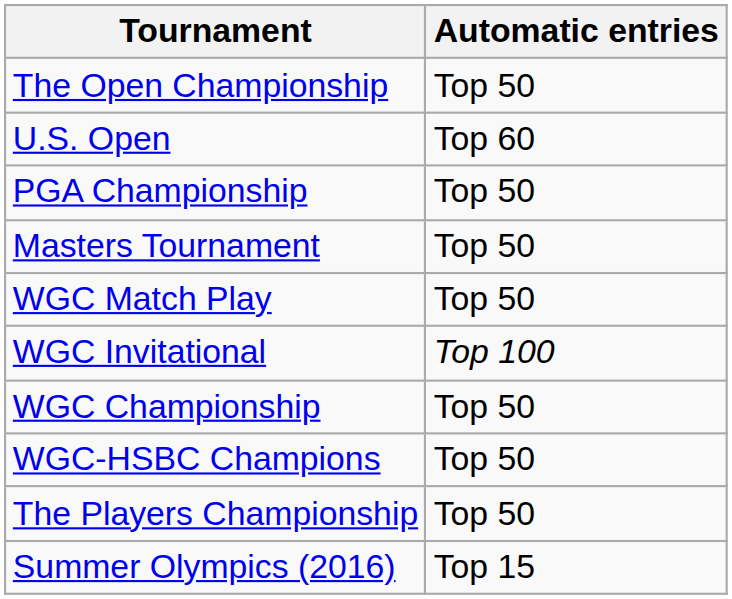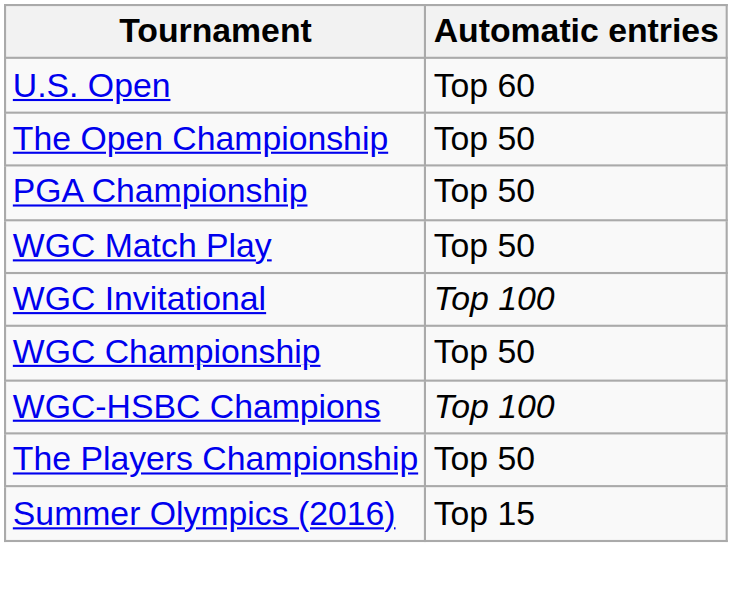rows swapped: (201, 84) <-> (92, 138)
- row: (166, 245)
(484, 459) Top 50 -> (494, 406) Top 100
